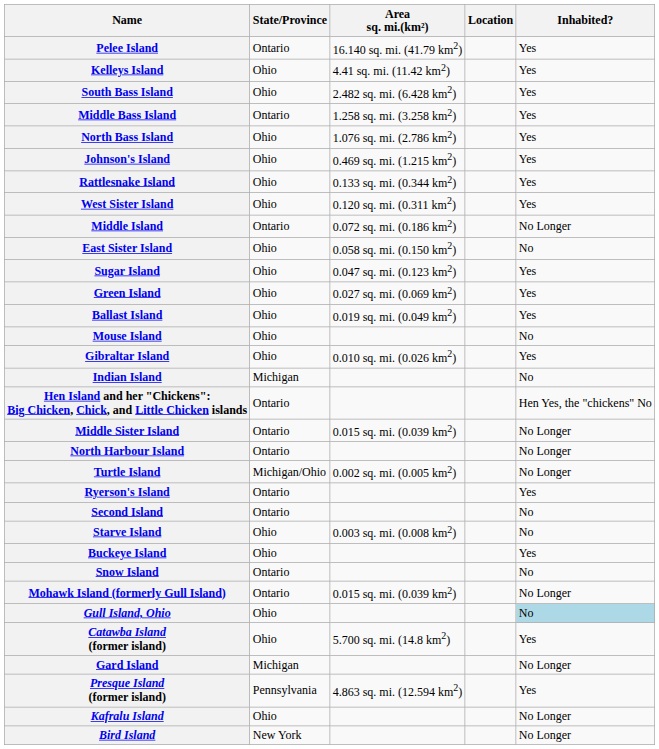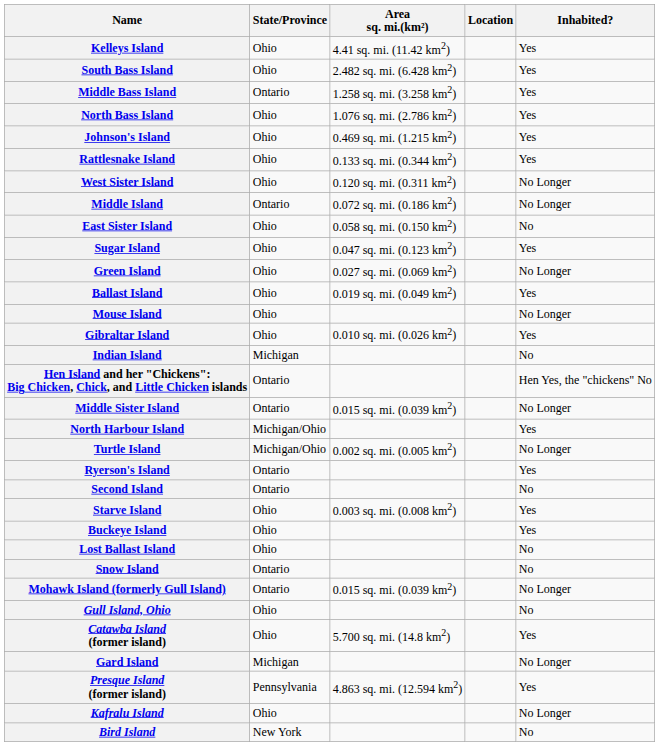- row: (127, 48)
(527, 204) Yes -> (545, 181) No Longer
(527, 293) Yes -> (545, 270) No Longer
(526, 336) No -> (545, 313) No Longer
(271, 451) Ontario -> (289, 429) Michigan/Ohio
(545, 451) No Longer -> (527, 429) Yes
(526, 532) No -> (527, 510) Yes
+ row: (127, 549)
(526, 613) lightblue background -> (526, 610) no background
(545, 735) No Longer -> (526, 732) No
